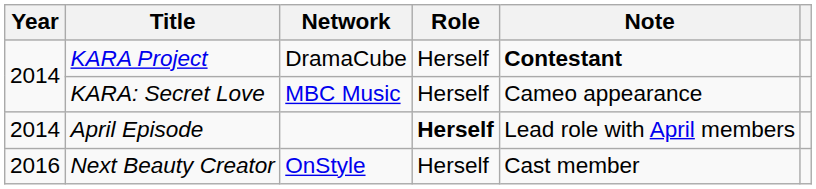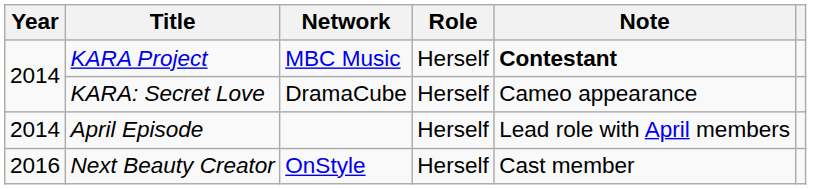(346, 58) DramaCube -> (343, 58) MBC Music
(343, 93) MBC Music -> (346, 93) DramaCube
(456, 129) bold -> (453, 129) normal
